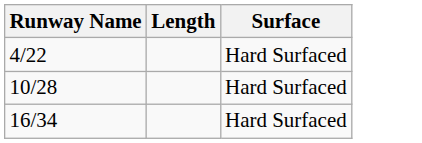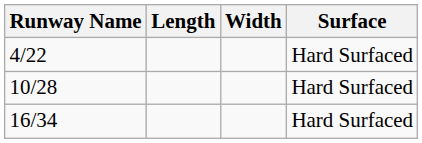+ column: (253, 21)
